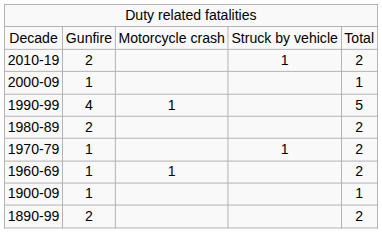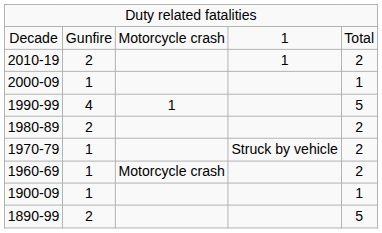(285, 37) Struck by vehicle -> (285, 37) 1
(285, 149) 1 -> (285, 149) Struck by vehicle
(172, 171) 1 -> (172, 171) Motorcycle crash
(359, 216) 2 -> (359, 216) 5
